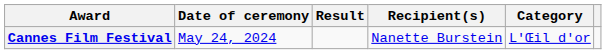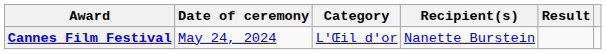columns swapped: (550, 16) <-> (340, 16)
